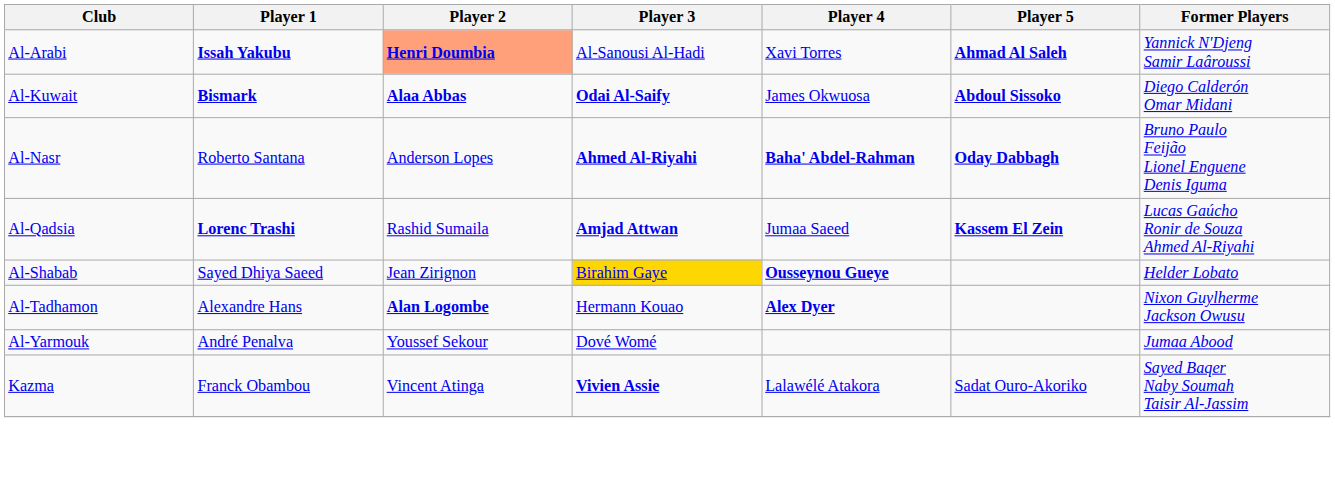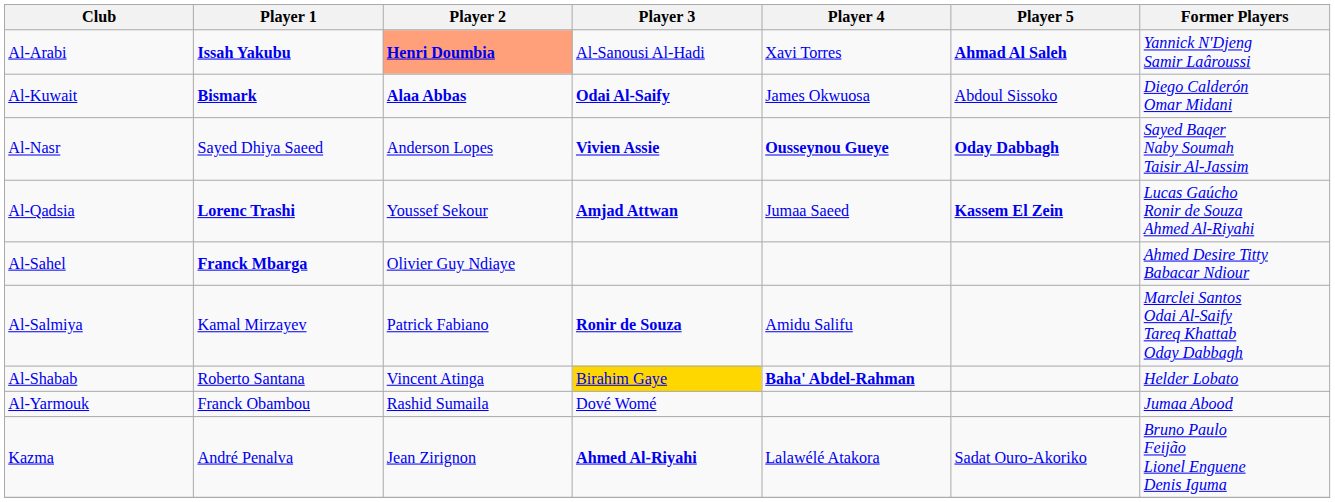(1008, 95) bold -> (1006, 95) normal
(251, 157) Roberto Santana -> (260, 148) Sayed Dhiya Saeed
(636, 157) Ahmed Al-Riyahi -> (618, 148) Vivien Assie
(840, 157) Baha' Abdel-Rahman -> (827, 148) Ousseynou Gueye
(1195, 157) Bruno Paulo Feijão Lionel Enguene Denis Iguma -> (1196, 148) Sayed Baqer Naby Soumah Taisir Al-Jassim
(438, 228) Rashid Sumaila -> (437, 210) Youssef Sekour
+ row: (37, 263)
+ row: (45, 325)
(260, 272) Sayed Dhiya Saeed -> (251, 378) Roberto Santana
(431, 272) Jean Zirignon -> (435, 378) Vincent Atinga
(827, 272) Ousseynou Gueye -> (840, 378) Baha' Abdel-Rahman
- row: (53, 307)
(245, 342) André Penalva -> (254, 404) Franck Obambou
(437, 342) Youssef Sekour -> (438, 404) Rashid Sumaila
(254, 385) Franck Obambou -> (245, 457) André Penalva
(435, 385) Vincent Atinga -> (431, 457) Jean Zirignon
(618, 385) Vivien Assie -> (636, 457) Ahmed Al-Riyahi
(1196, 385) Sayed Baqer Naby Soumah Taisir Al-Jassim -> (1195, 457) Bruno Paulo Feijão Lionel Enguene Denis Iguma
